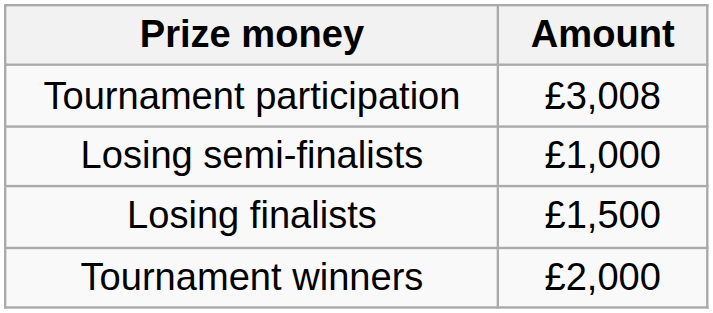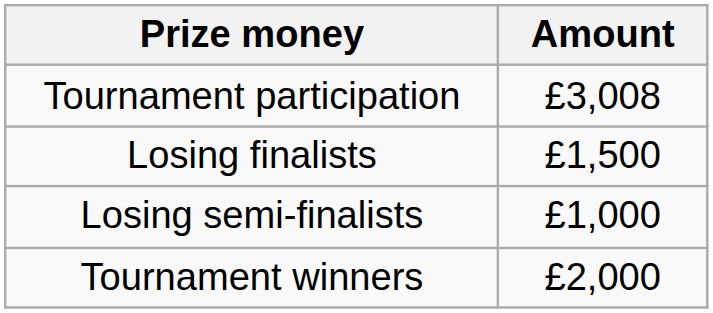rows swapped: (252, 155) <-> (252, 215)
